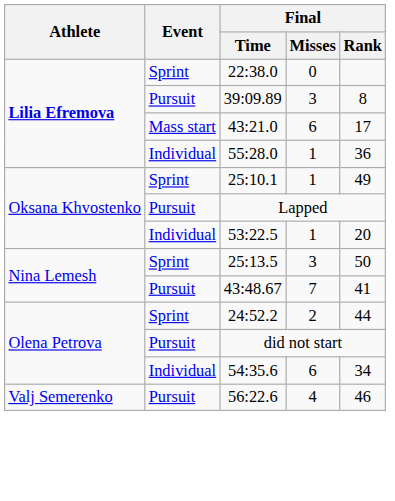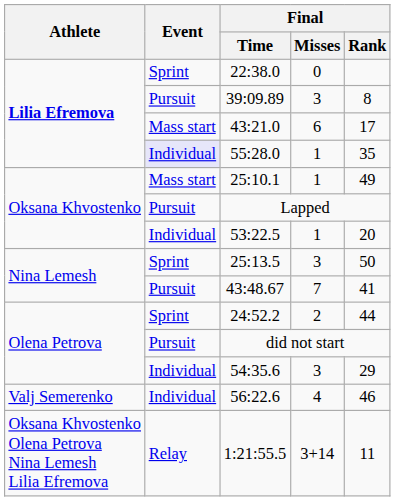(182, 153) no background -> (182, 153) lavender background
(363, 153) 36 -> (367, 153) 35
(169, 180) Sprint -> (182, 180) Mass start
(313, 370) 6 -> (317, 370) 3
(363, 370) 34 -> (367, 370) 29
(172, 397) Pursuit -> (182, 397) Individual
+ row: (255, 453)
